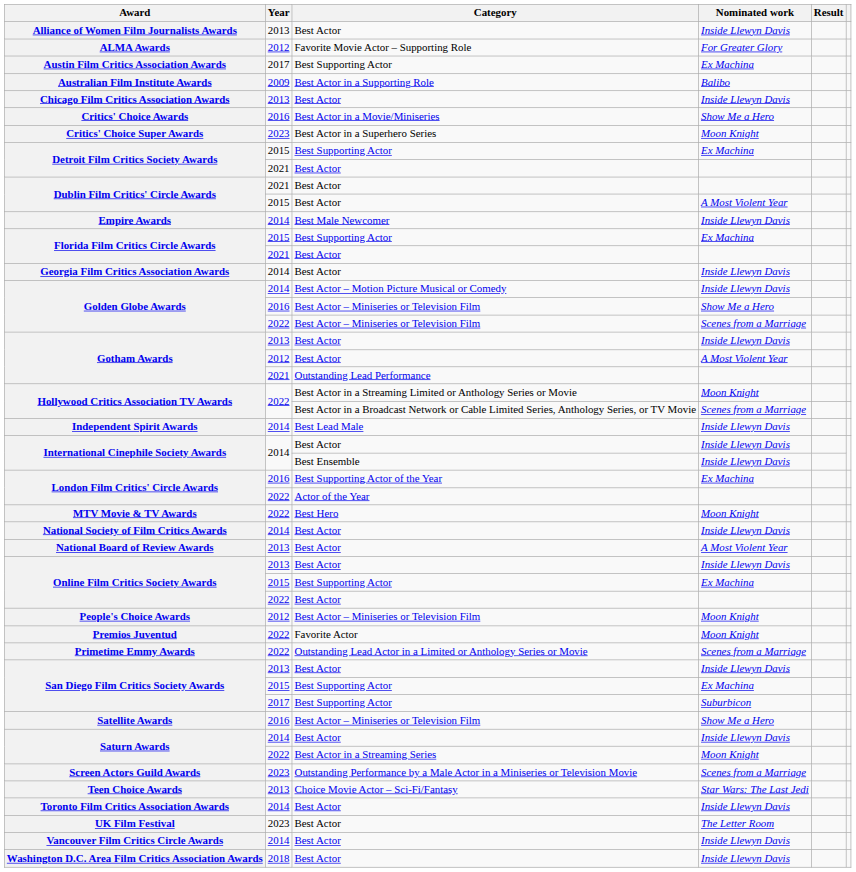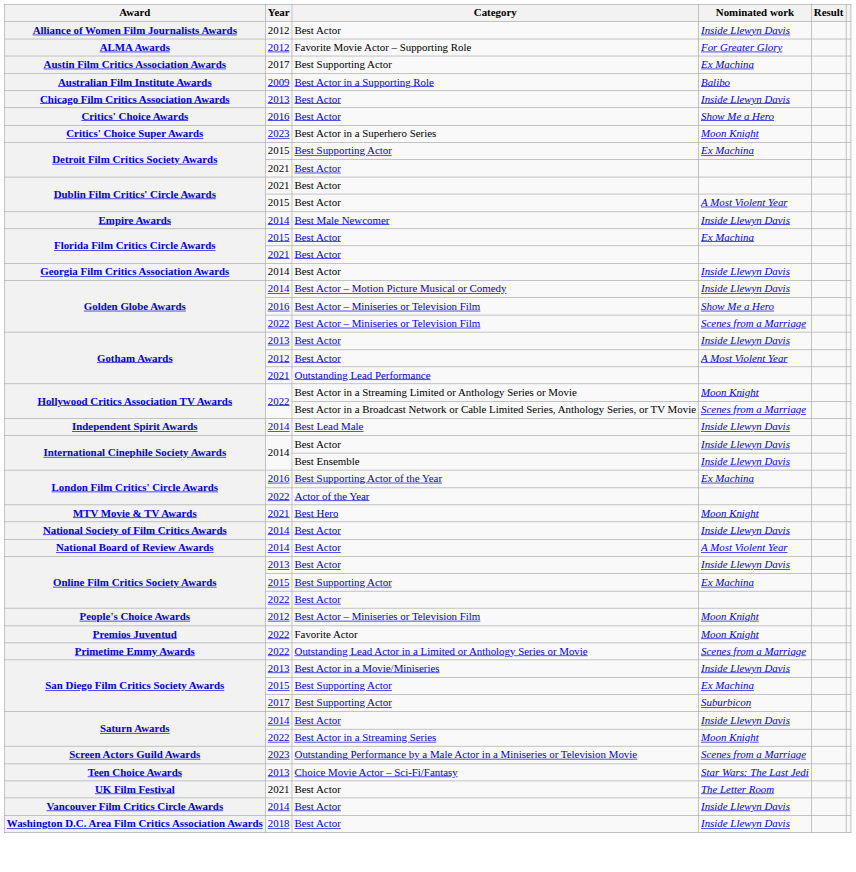(279, 30) 2013 -> (279, 30) 2012
(367, 116) Best Actor in a Movie/Miniseries -> (318, 116) Best Actor
(343, 237) Best Supporting Actor -> (318, 237) Best Actor
(279, 513) 2022 -> (279, 513) 2021
(279, 548) 2013 -> (279, 548) 2014
(318, 668) Best Actor -> (367, 668) Best Actor in a Movie/Miniseries
- row: (135, 720)
- row: (135, 806)
(279, 824) 2023 -> (279, 789) 2021
